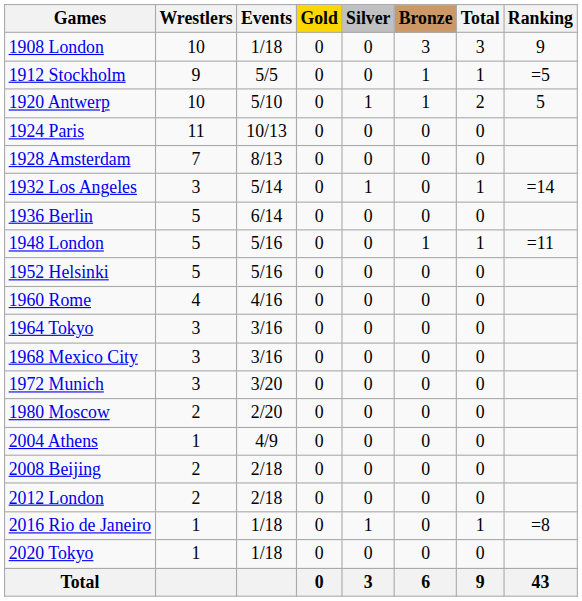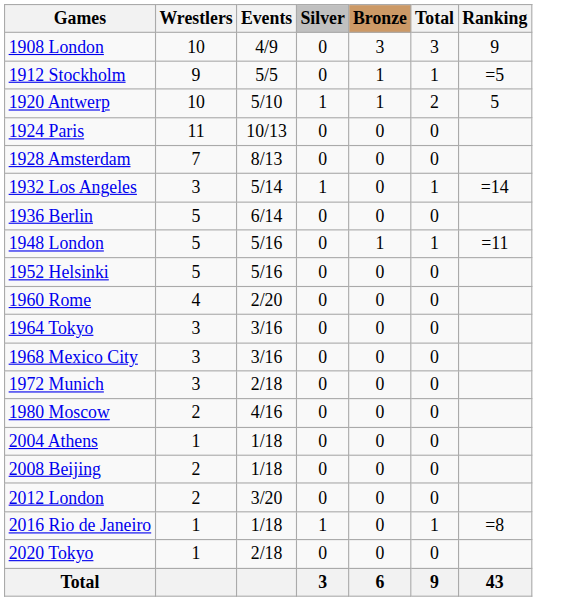- column: (319, 18)
(267, 46) 1/18 -> (267, 46) 4/9
(267, 300) 4/16 -> (267, 300) 2/20
(267, 384) 3/20 -> (267, 384) 2/18
(267, 412) 2/20 -> (267, 412) 4/16
(267, 441) 4/9 -> (267, 441) 1/18
(267, 469) 2/18 -> (267, 469) 1/18
(267, 497) 2/18 -> (267, 497) 3/20
(267, 553) 1/18 -> (267, 553) 2/18
